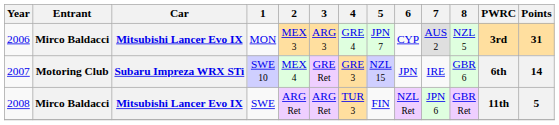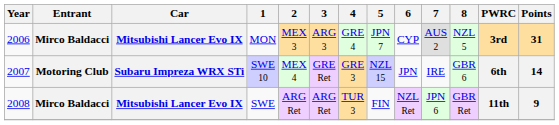(536, 104) 5 -> (536, 104) 9
